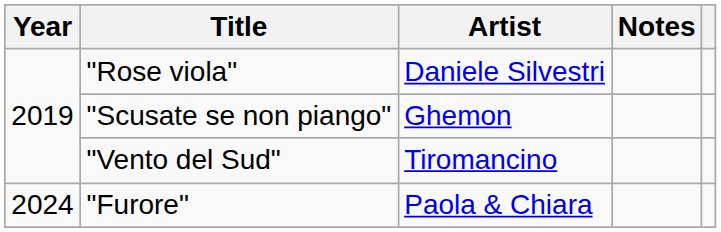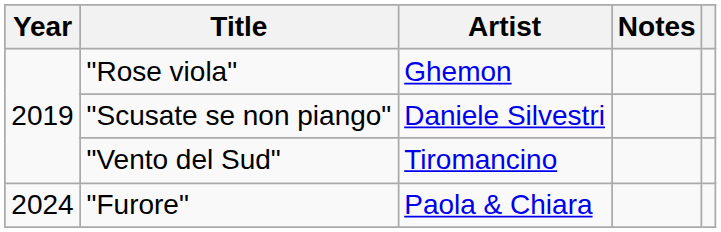(505, 71) Daniele Silvestri -> (458, 71) Ghemon
(458, 115) Ghemon -> (505, 115) Daniele Silvestri
